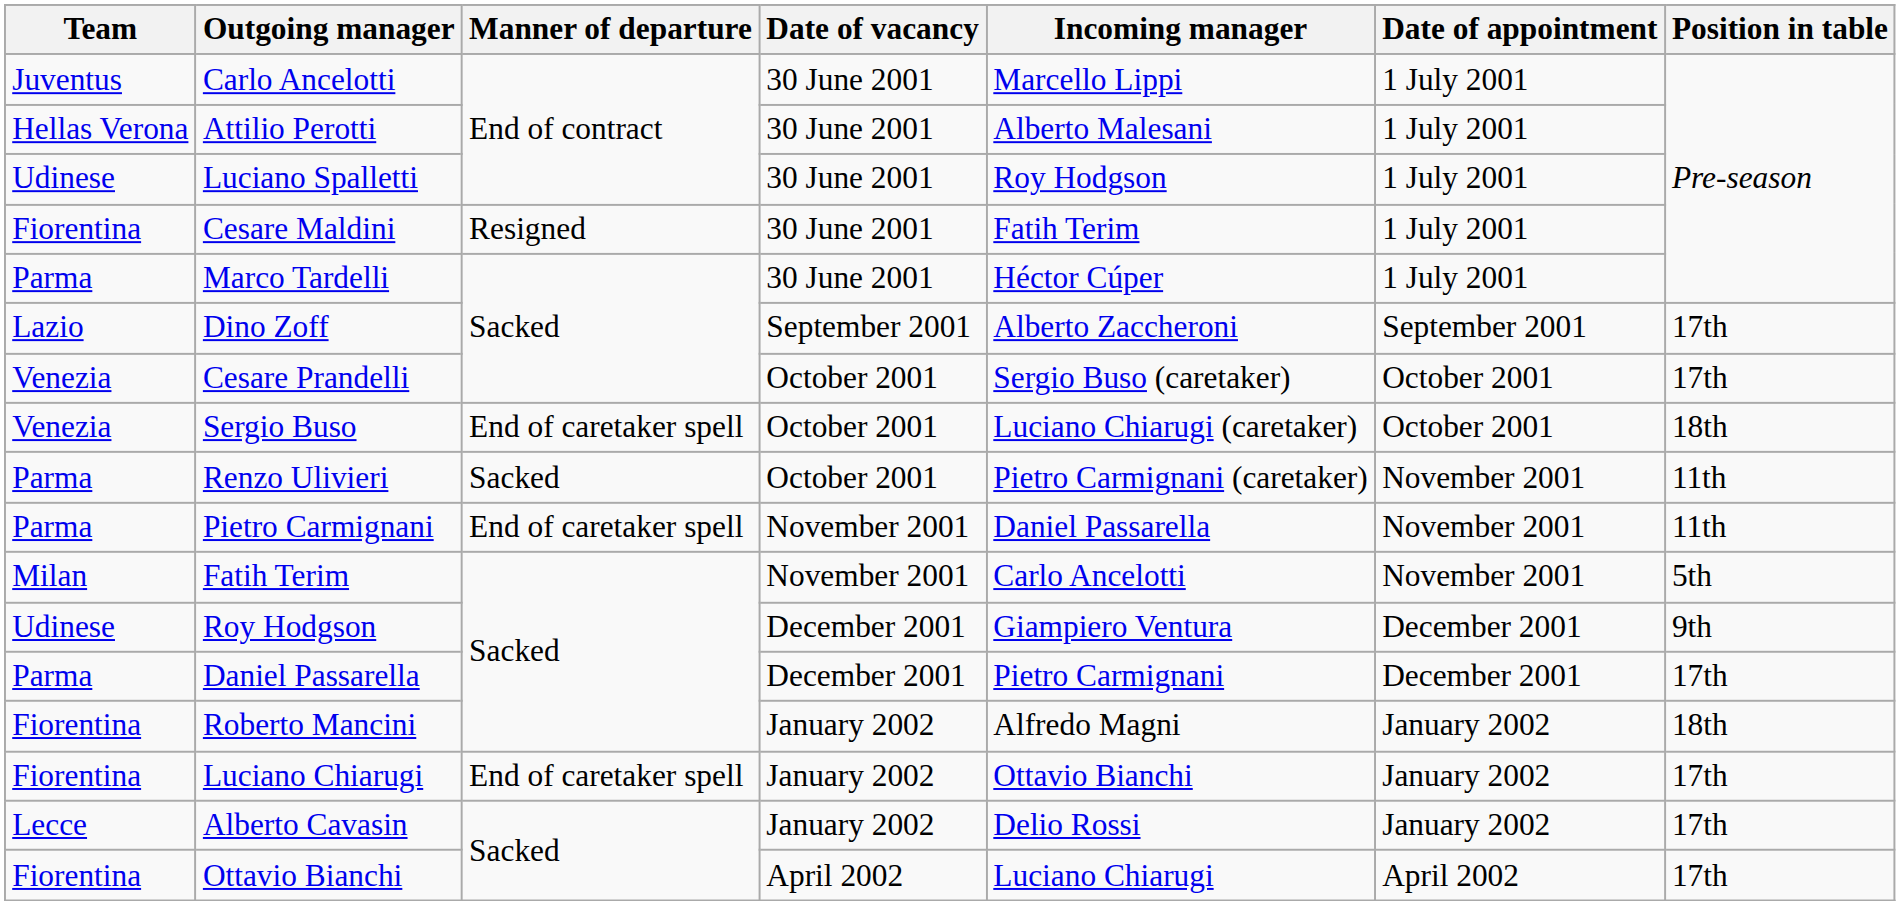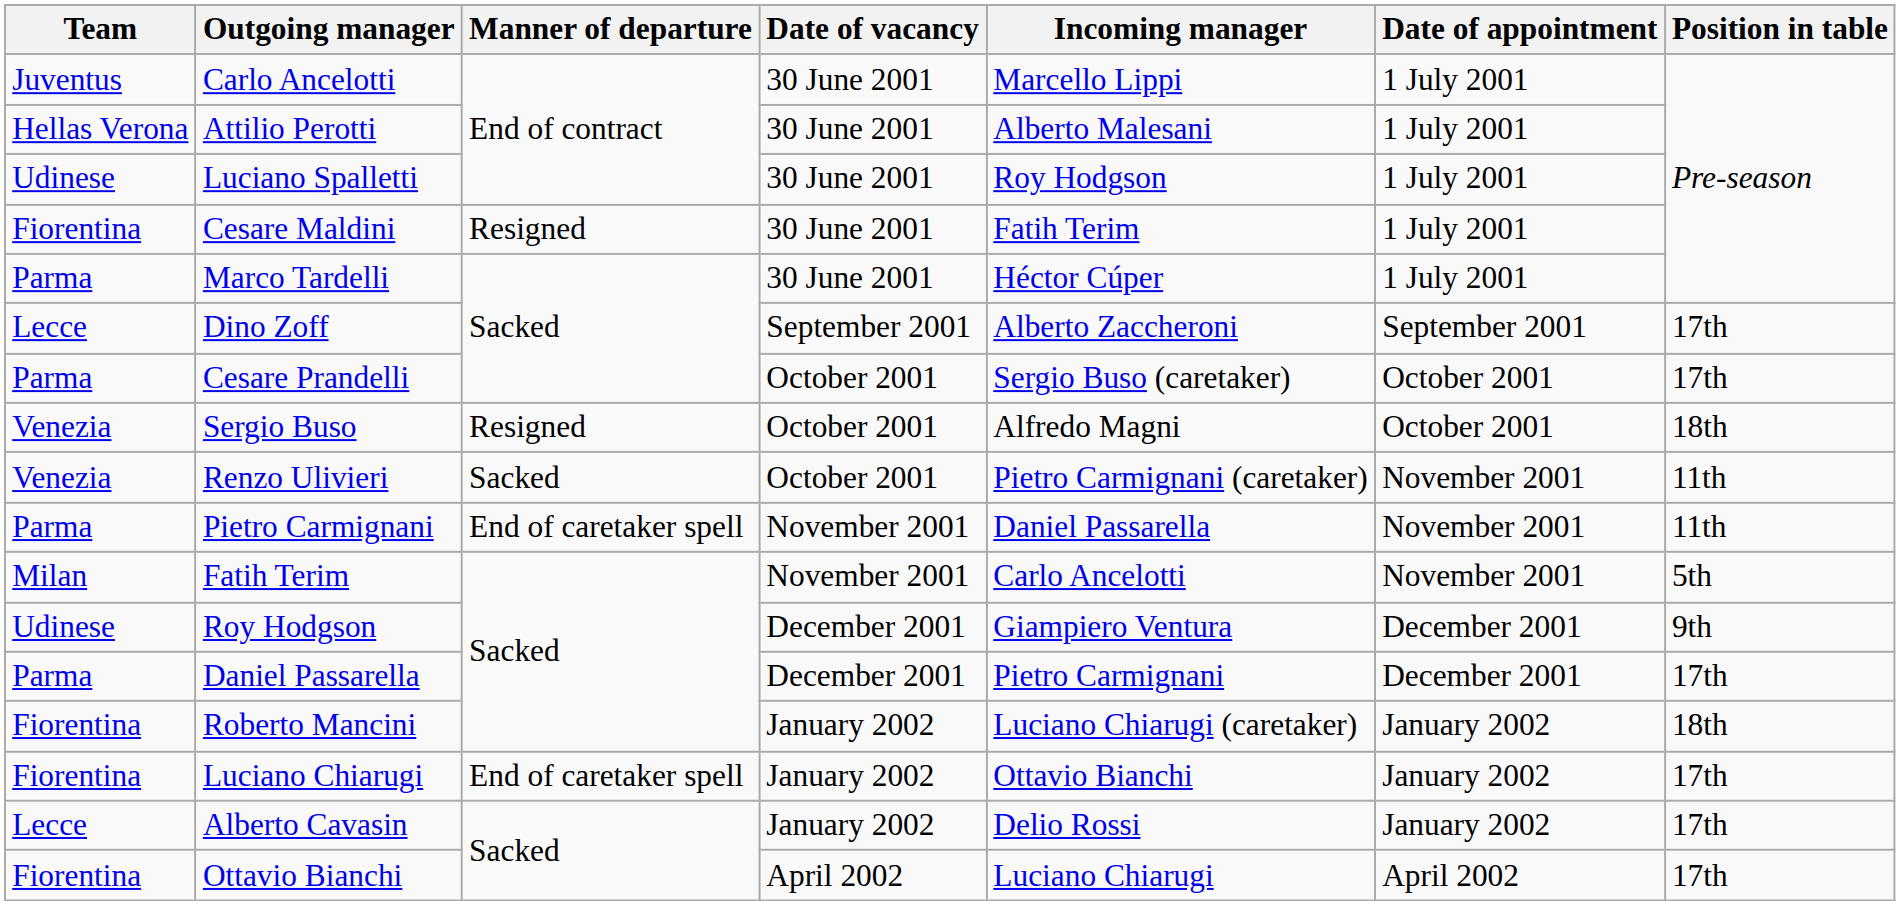(48, 327) Lazio -> (50, 327) Lecce
(62, 377) Venezia -> (52, 377) Parma
(606, 427) End of caretaker spell -> (527, 427) Resigned
(1175, 427) Luciano Chiarugi (caretaker) -> (1087, 427) Alfredo Magni
(52, 476) Parma -> (62, 476) Venezia
(1087, 725) Alfredo Magni -> (1175, 725) Luciano Chiarugi (caretaker)
